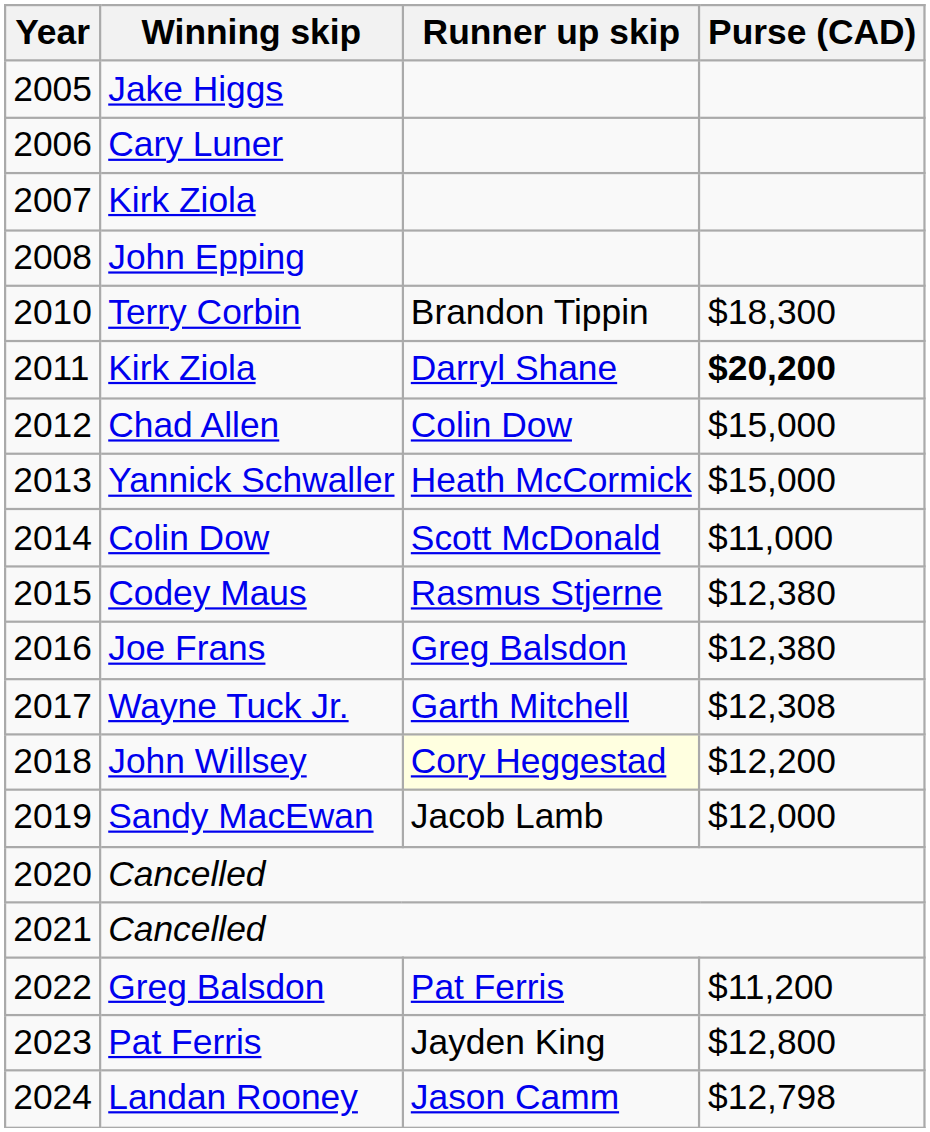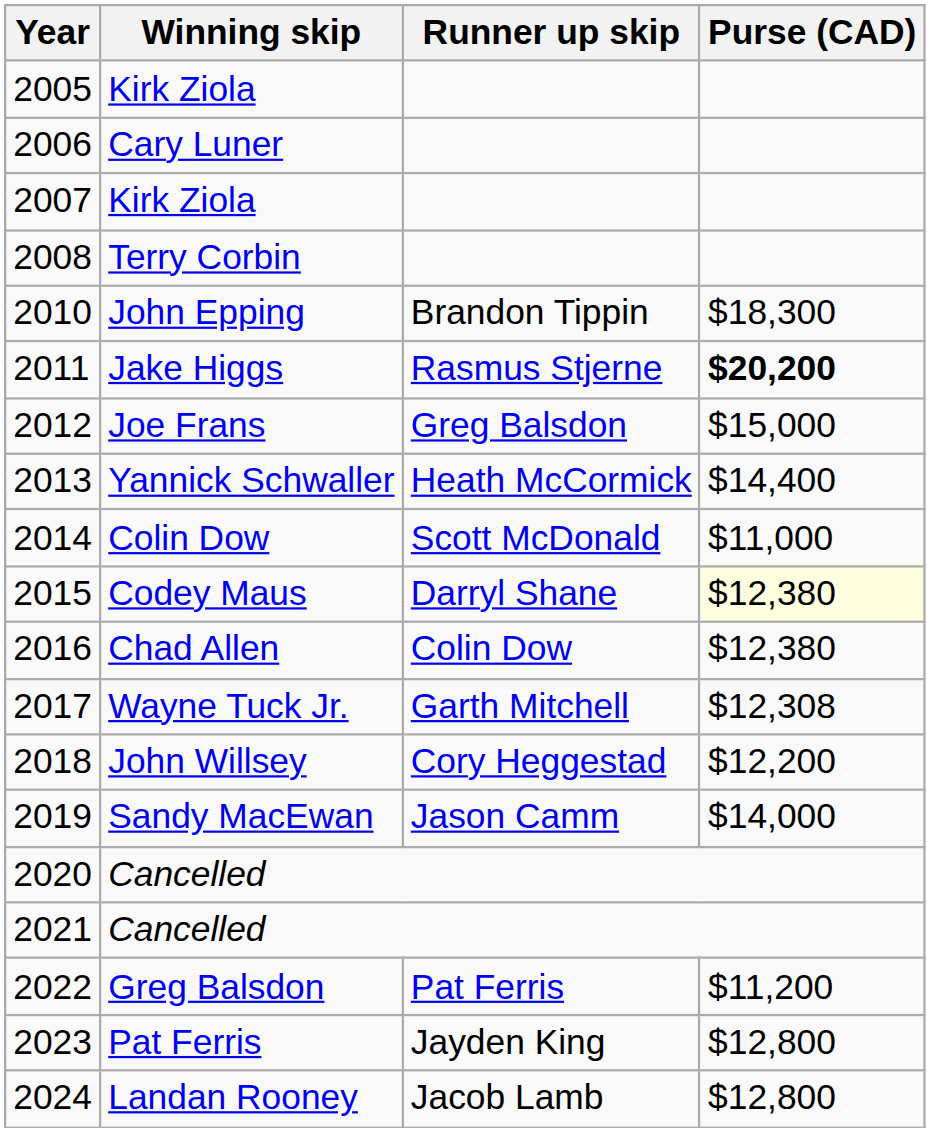(196, 88) Jake Higgs -> (182, 88) Kirk Ziola
(207, 256) John Epping -> (205, 256) Terry Corbin
(205, 312) Terry Corbin -> (207, 312) John Epping
(182, 369) Kirk Ziola -> (196, 369) Jake Higgs
(514, 369) Darryl Shane -> (537, 369) Rasmus Stjerne
(194, 425) Chad Allen -> (187, 425) Joe Frans
(491, 425) Colin Dow -> (519, 425) Greg Balsdon
(772, 481) $15,000 -> (772, 481) $14,400
(537, 593) Rasmus Stjerne -> (514, 593) Darryl Shane
(772, 593) no background -> (772, 593) lightyellow background
(187, 649) Joe Frans -> (194, 649) Chad Allen
(519, 649) Greg Balsdon -> (491, 649) Colin Dow
(539, 761) lightyellow background -> (539, 761) no background
(507, 817) Jacob Lamb -> (515, 817) Jason Camm
(772, 817) $12,000 -> (772, 817) $14,000
(515, 1098) Jason Camm -> (507, 1098) Jacob Lamb
(772, 1098) $12,798 -> (772, 1098) $12,800
